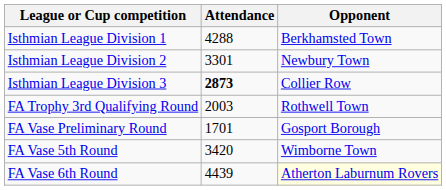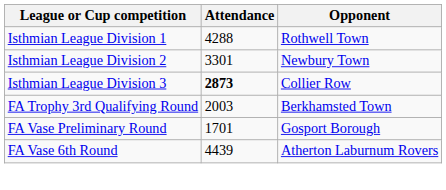(336, 38) Berkhamsted Town -> (325, 38) Rothwell Town
(325, 106) Rothwell Town -> (336, 106) Berkhamsted Town
- row: (63, 151)
(360, 173) lightyellow background -> (360, 151) no background
